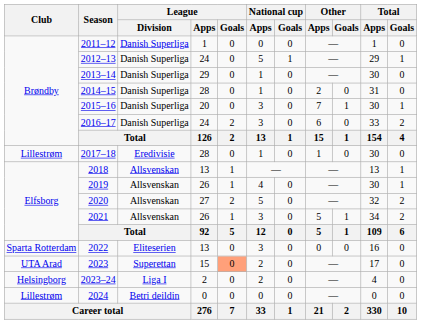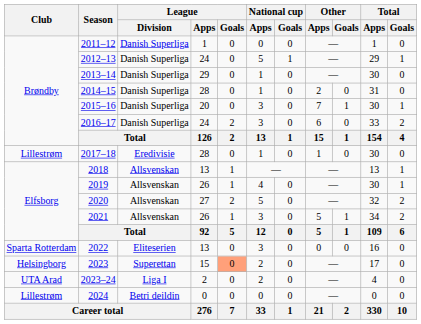(41, 264) UTA Arad -> (41, 264) Helsingborg
(41, 279) Helsingborg -> (41, 279) UTA Arad
